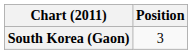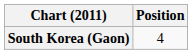(160, 37) 3 -> (160, 37) 4
